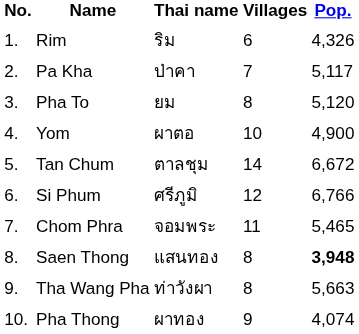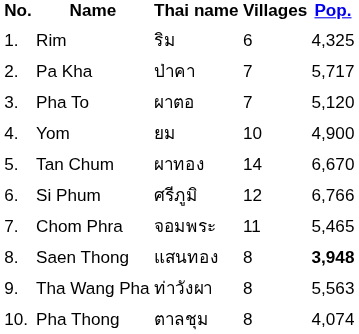(333, 40) 4,326 -> (333, 40) 4,325
(332, 71) 5,117 -> (333, 71) 5,717
(165, 102) ยม -> (174, 102) ผาตอ
(248, 102) 8 -> (248, 102) 7
(174, 133) ผาตอ -> (165, 133) ยม
(181, 164) ตาลชุม -> (179, 164) ผาทอง
(333, 164) 6,672 -> (333, 164) 6,670
(333, 288) 5,663 -> (333, 288) 5,563
(179, 320) ผาทอง -> (181, 320) ตาลชุม
(248, 319) 9 -> (248, 319) 8
